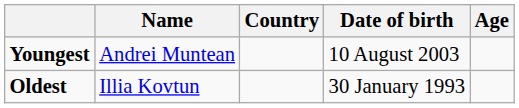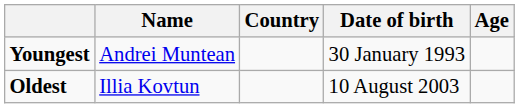(394, 53) 10 August 2003 -> (397, 53) 30 January 1993
(397, 86) 30 January 1993 -> (394, 86) 10 August 2003
